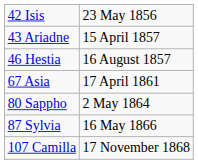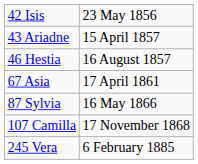- row: (37, 103)
+ row: (32, 147)
